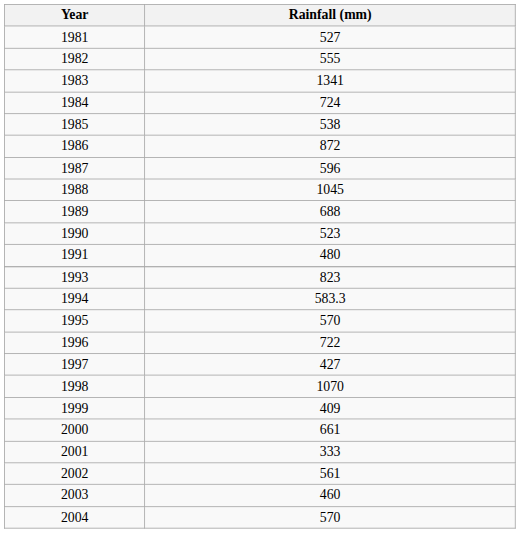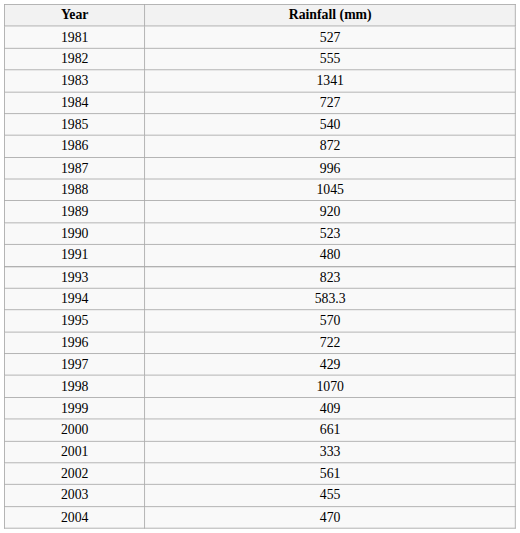(330, 102) 724 -> (330, 102) 727
(330, 124) 538 -> (330, 124) 540
(330, 168) 596 -> (330, 168) 996
(330, 211) 688 -> (330, 211) 920
(330, 364) 427 -> (330, 364) 429
(330, 495) 460 -> (330, 495) 455
(330, 517) 570 -> (330, 517) 470
